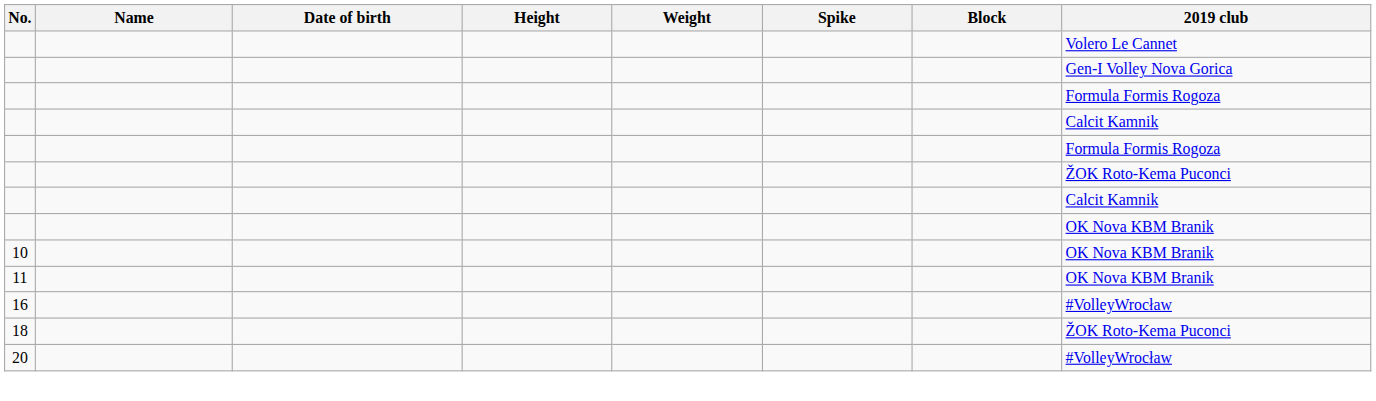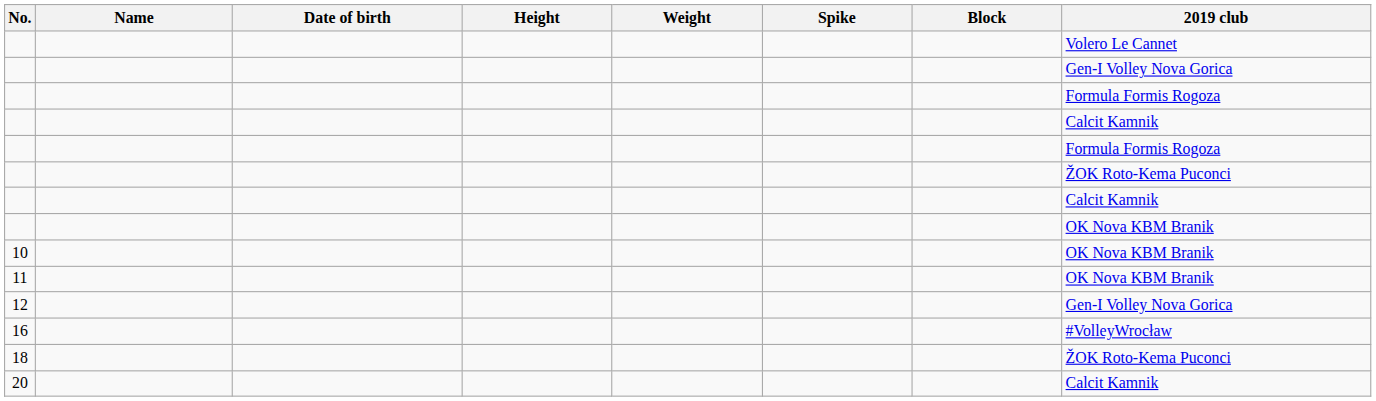+ row: (20, 305)
(1119, 357) #VolleyWrocław -> (1112, 383) Calcit Kamnik
